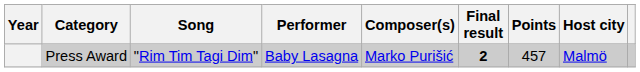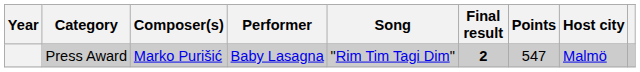columns swapped: (196, 24) <-> (410, 24)
(534, 56) 457 -> (534, 56) 547
